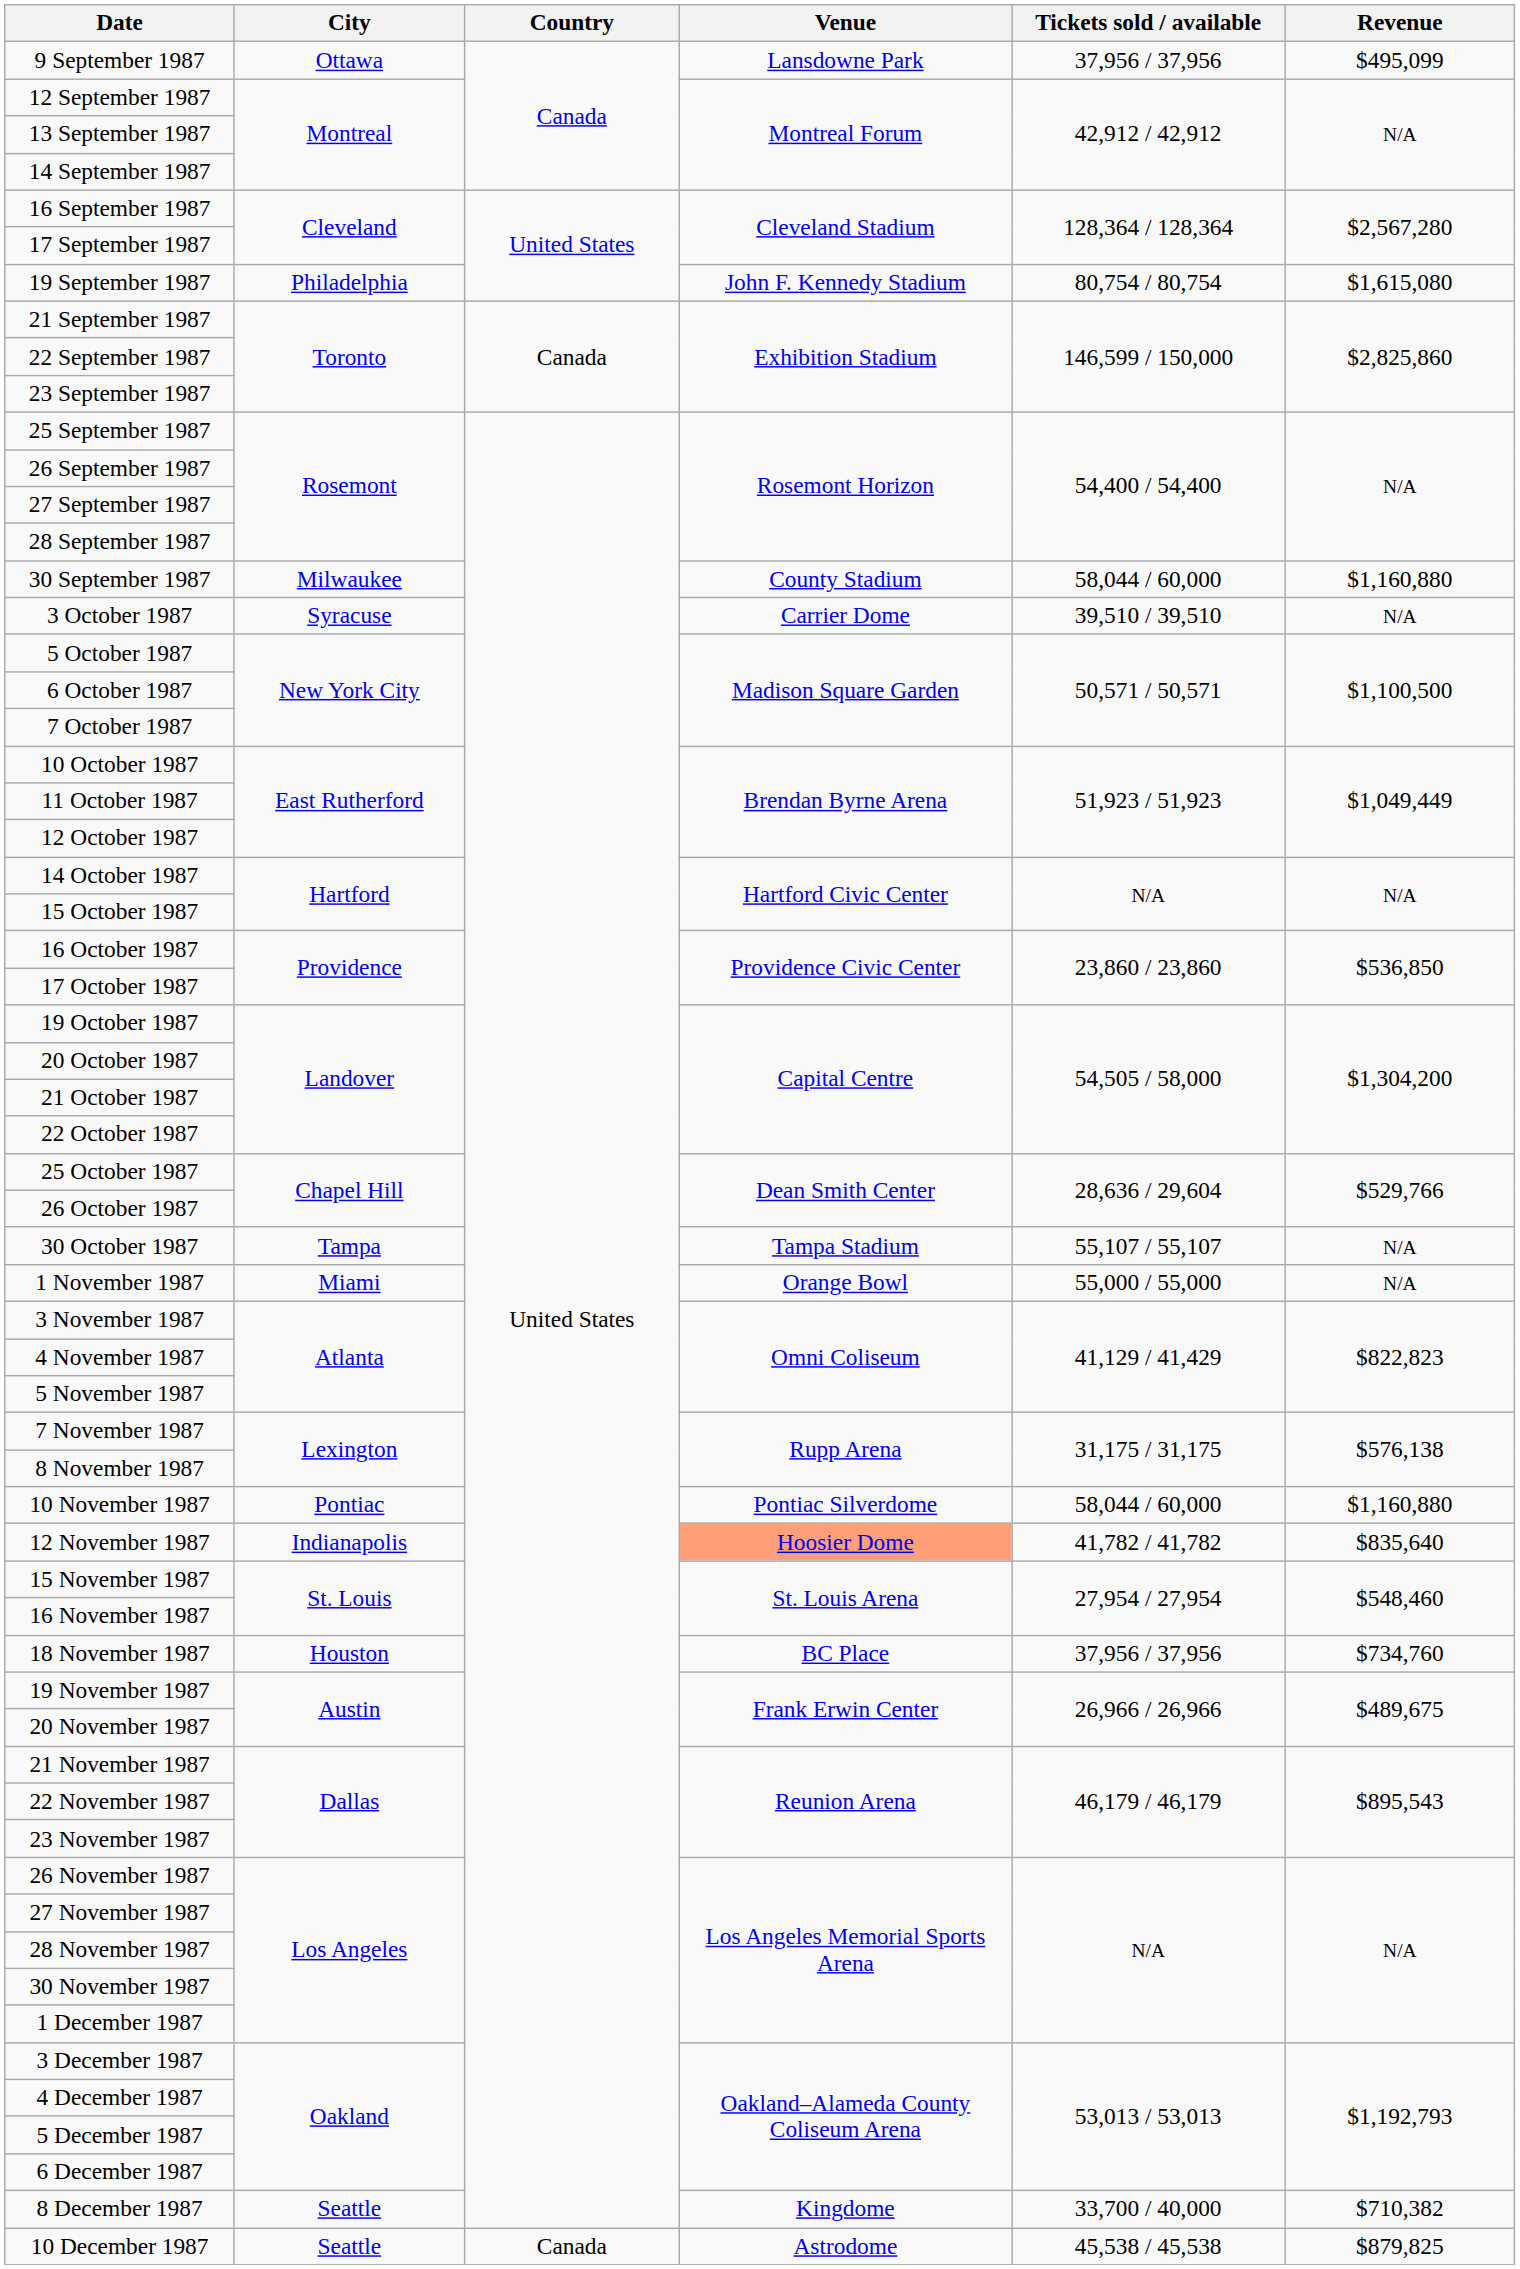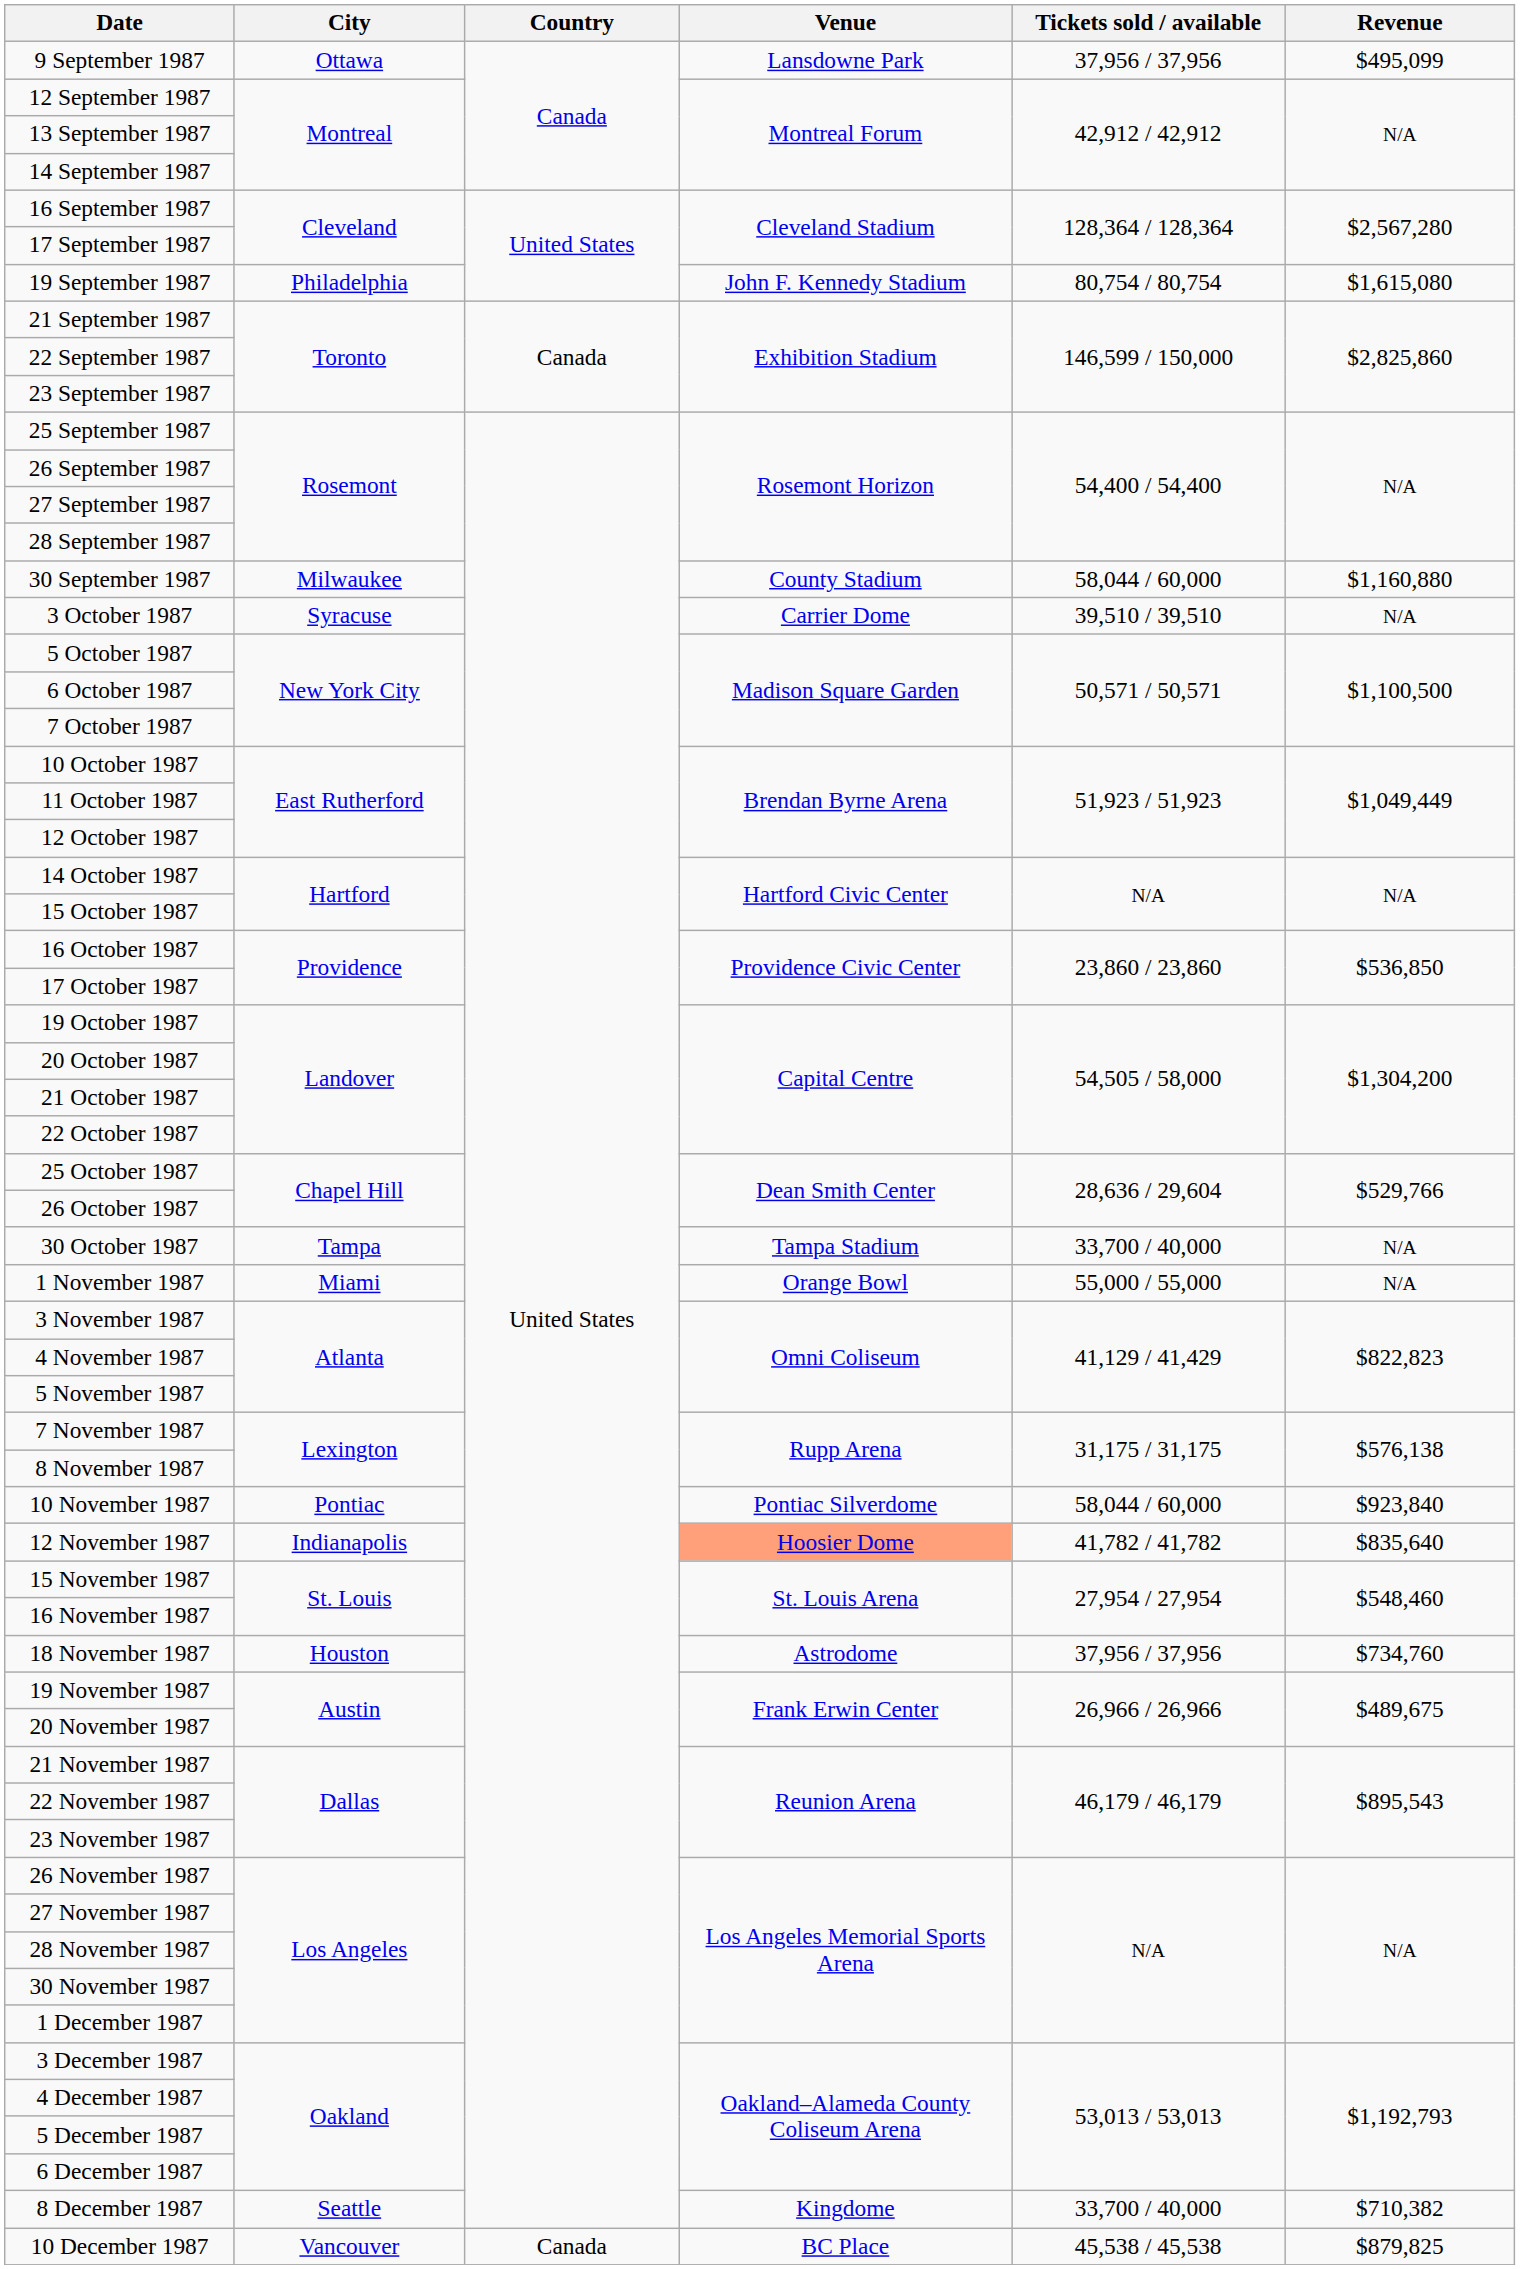(1148, 1245) 55,107 / 55,107 -> (1148, 1245) 33,700 / 40,000
(1400, 1504) $1,160,880 -> (1400, 1504) $923,840
(845, 1653) BC Place -> (845, 1653) Astrodome
(349, 2245) Seattle -> (349, 2245) Vancouver
(845, 2245) Astrodome -> (845, 2245) BC Place
